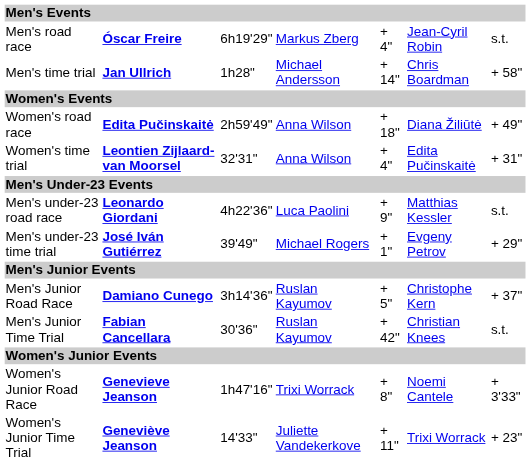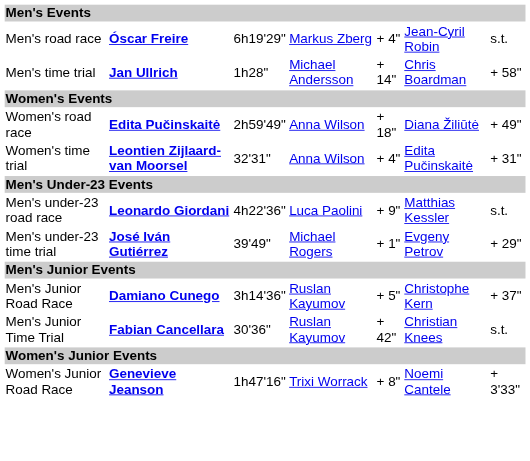- row: (40, 438)
